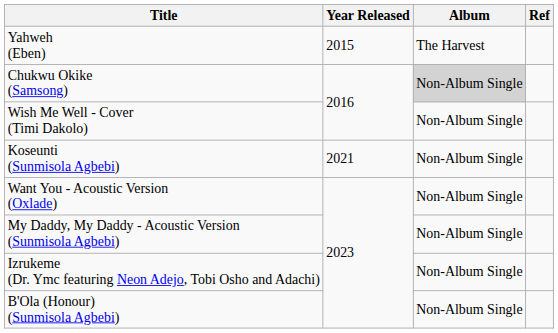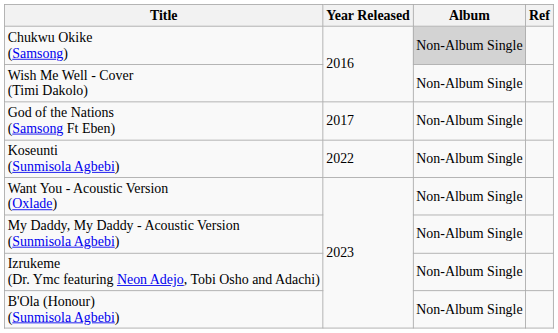- row: (30, 45)
+ row: (61, 120)
(340, 158) 2021 -> (340, 158) 2022
